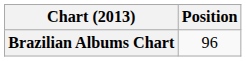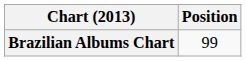(210, 42) 96 -> (210, 42) 99
